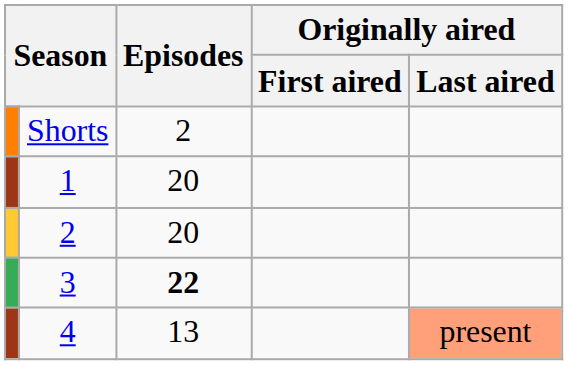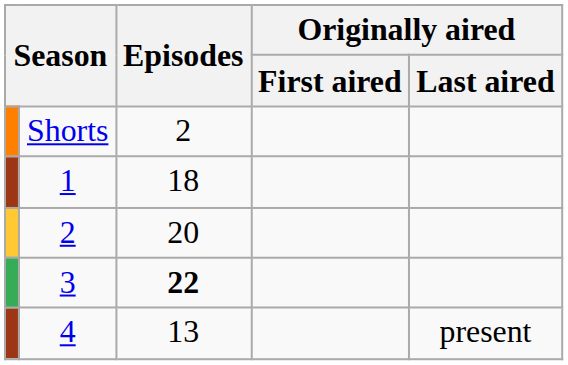(183, 181) 20 -> (183, 181) 18
(485, 332) lightsalmon background -> (485, 332) no background
